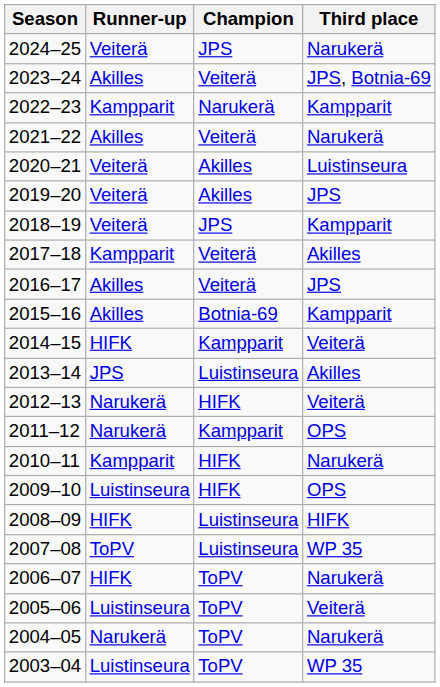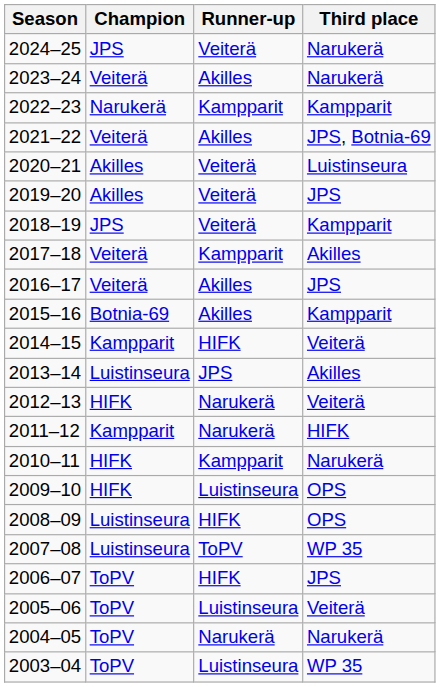columns swapped: (248, 19) <-> (140, 19)
(369, 78) JPS, Botnia-69 -> (345, 78) Narukerä
(345, 136) Narukerä -> (369, 136) JPS, Botnia-69
(327, 431) OPS -> (328, 431) HIFK
(328, 519) HIFK -> (327, 519) OPS
(345, 578) Narukerä -> (324, 578) JPS
